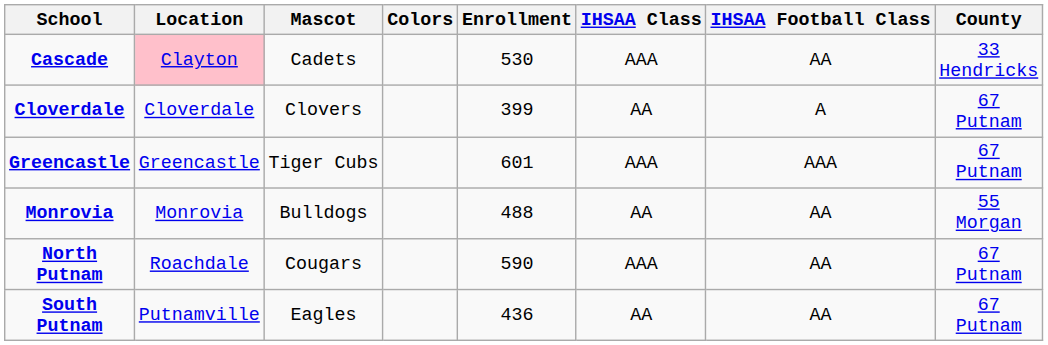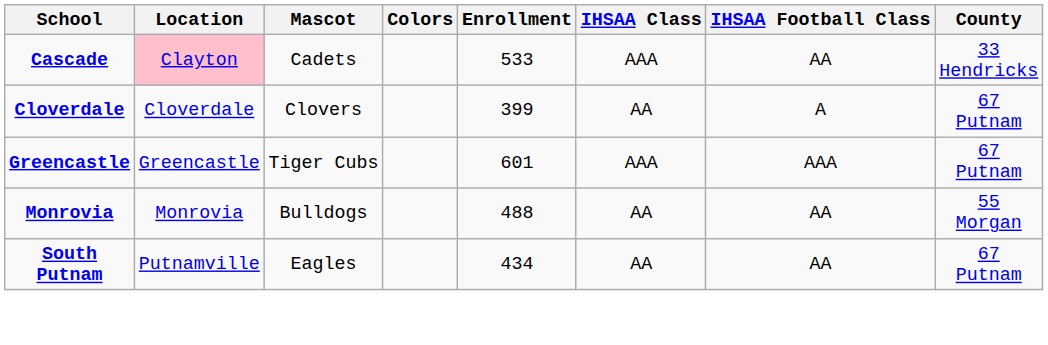(517, 60) 530 -> (517, 60) 533
- row: (70, 264)
(517, 315) 436 -> (517, 264) 434
